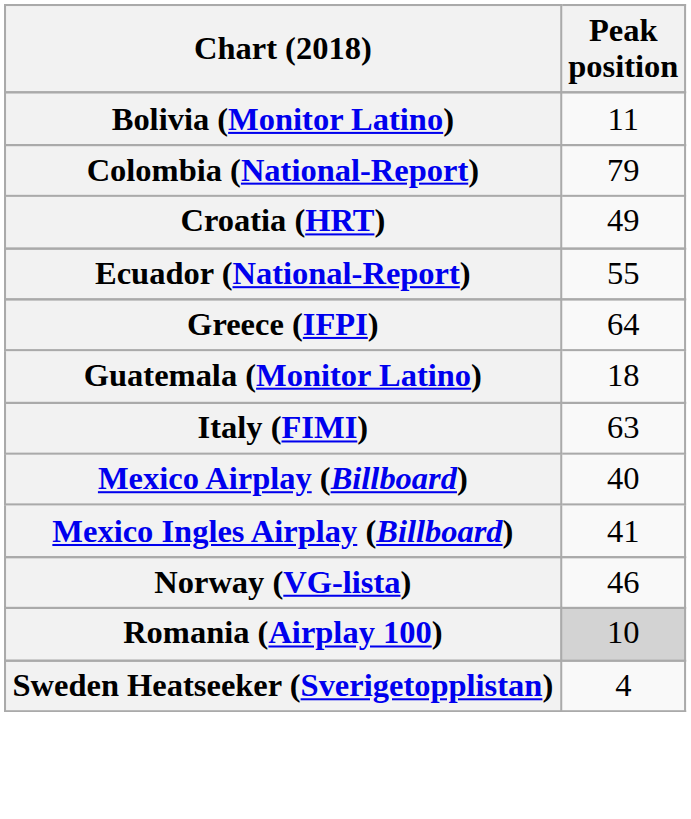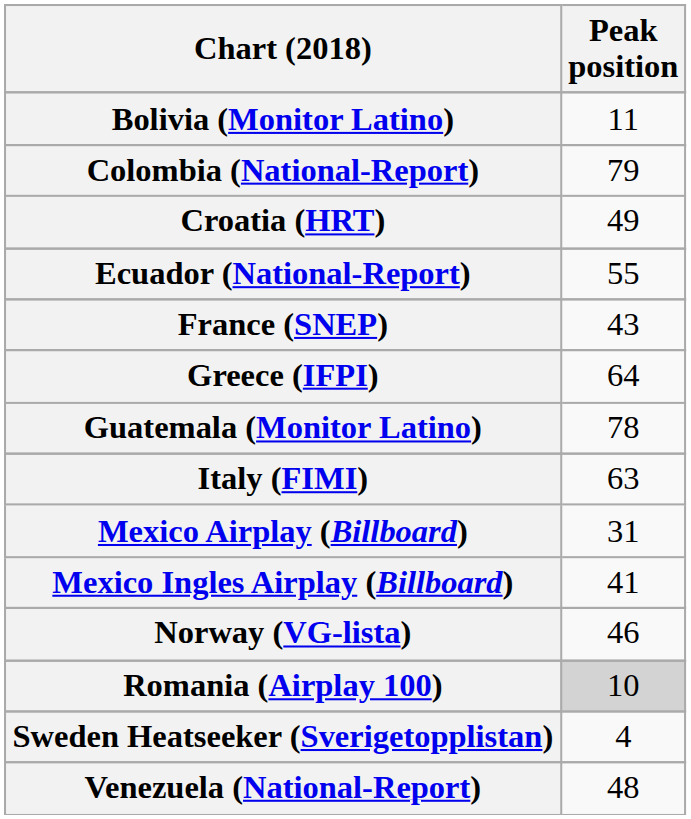+ row: (283, 324)
(623, 375) 18 -> (623, 427) 78
(623, 478) 40 -> (623, 530) 31
+ row: (283, 787)
